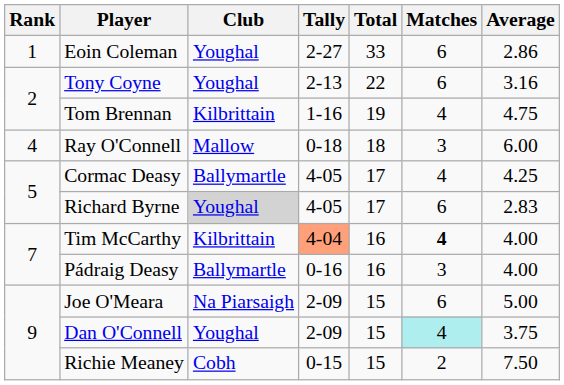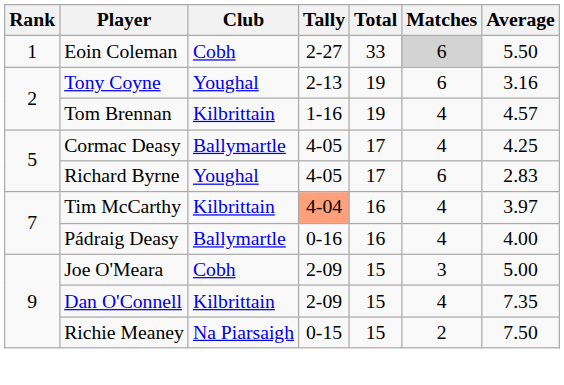(226, 51) Youghal -> (214, 51) Cobh
(442, 51) no background -> (442, 51) lightgrey background
(521, 51) 2.86 -> (521, 51) 5.50
(376, 82) 22 -> (376, 82) 19
(521, 113) 4.75 -> (521, 113) 4.57
- row: (123, 144)
(226, 207) lightgrey background -> (226, 176) no background
(442, 238) bold -> (442, 207) normal
(521, 238) 4.00 -> (521, 207) 3.97
(442, 269) 3 -> (442, 238) 4
(243, 301) Na Piarsaigh -> (214, 269) Cobh
(442, 301) 6 -> (442, 269) 3
(226, 332) Youghal -> (234, 301) Kilbrittain
(442, 332) paleturquoise background -> (442, 301) no background
(521, 332) 3.75 -> (521, 301) 7.35
(214, 363) Cobh -> (243, 332) Na Piarsaigh
